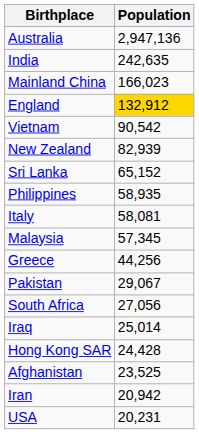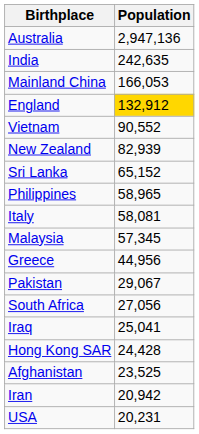(143, 82) 166,023 -> (143, 82) 166,053
(139, 127) 90,542 -> (139, 127) 90,552
(139, 194) 58,935 -> (139, 194) 58,965
(139, 261) 44,256 -> (139, 261) 44,956
(139, 328) 25,014 -> (139, 328) 25,041
